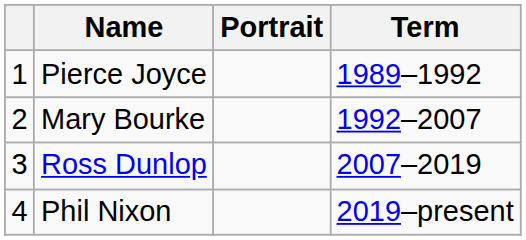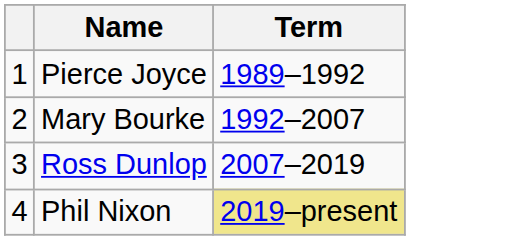- column: (272, 27)
(425, 211) no background -> (309, 211) khaki background
